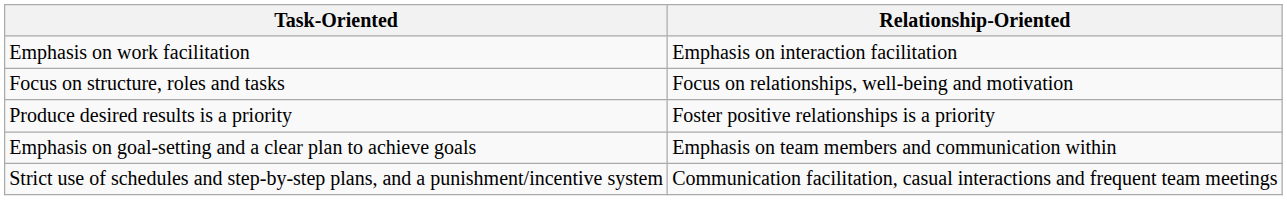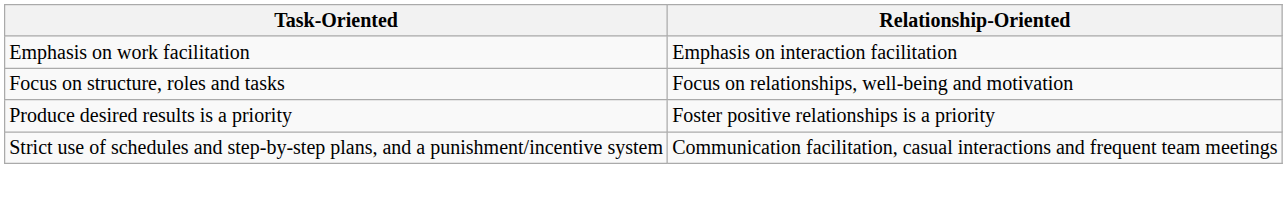- row: (243, 147)
